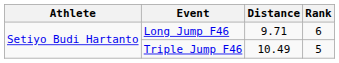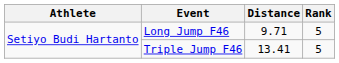(318, 31) 6 -> (318, 31) 5
(274, 49) 10.49 -> (274, 49) 13.41
